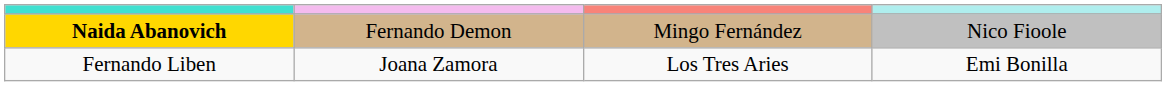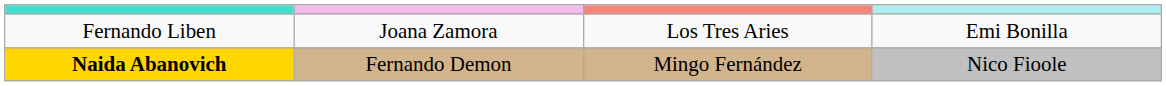rows swapped: (149, 30) <-> (149, 64)
